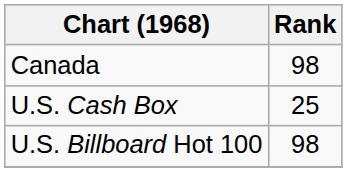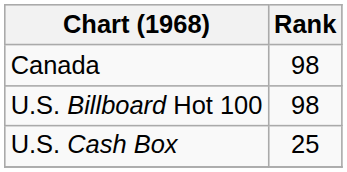rows swapped: (137, 145) <-> (94, 105)
